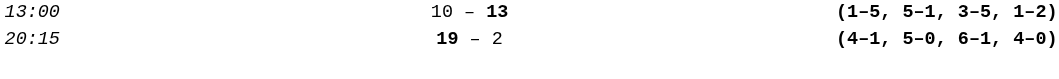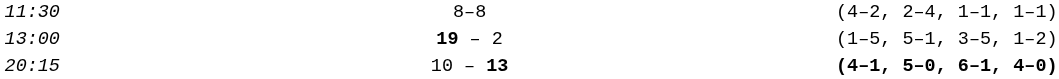+ row: (32, 12)
(470, 12) 10 – 13 -> (470, 39) 19 – 2
(947, 12) bold -> (947, 39) normal
(470, 39) 19 – 2 -> (470, 66) 10 – 13
